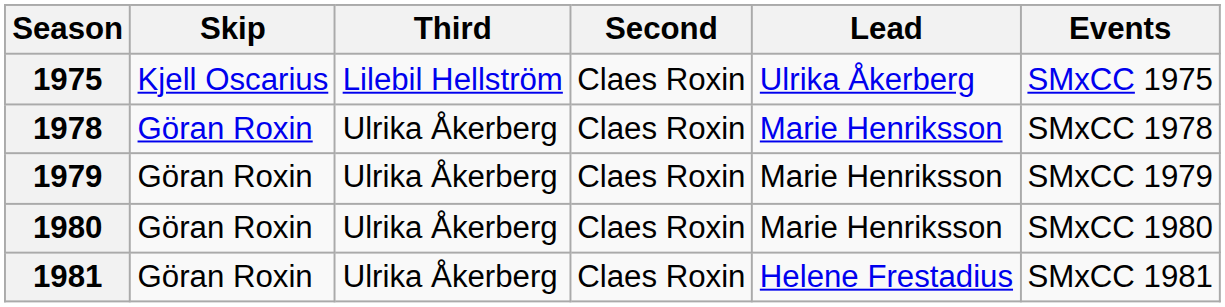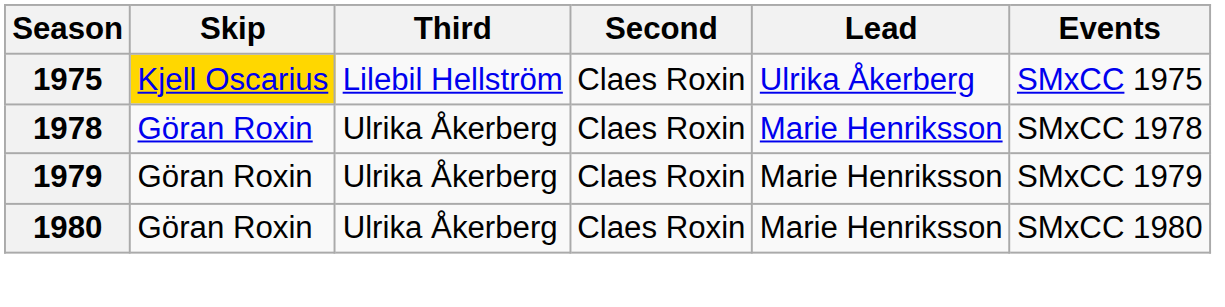(233, 78) no background -> (233, 78) gold background
- row: (68, 276)
